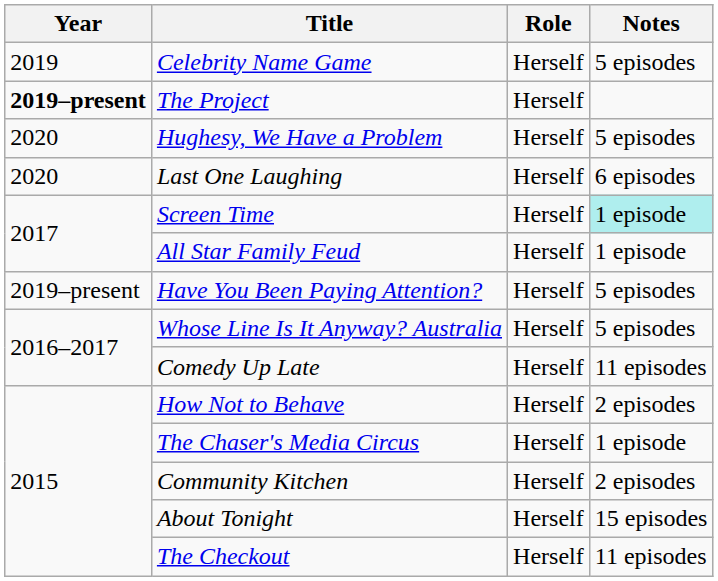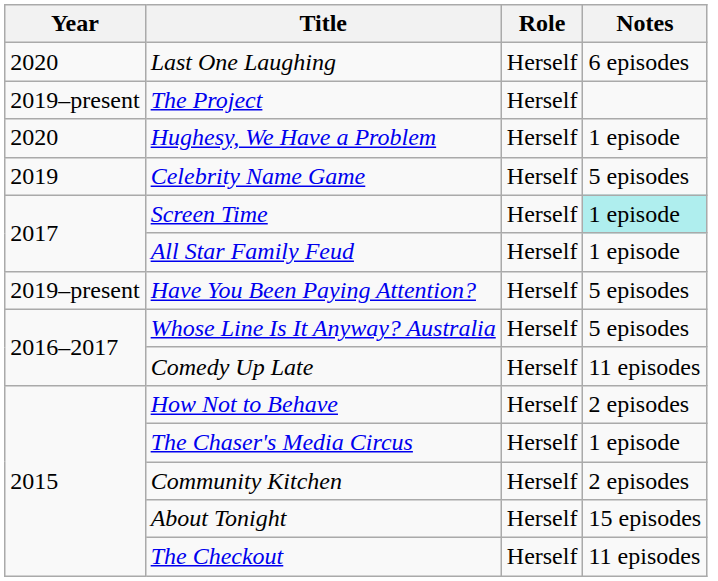rows swapped: (250, 175) <-> (264, 61)
(78, 99) bold -> (75, 99) normal
(645, 137) 5 episodes -> (634, 137) 1 episode
